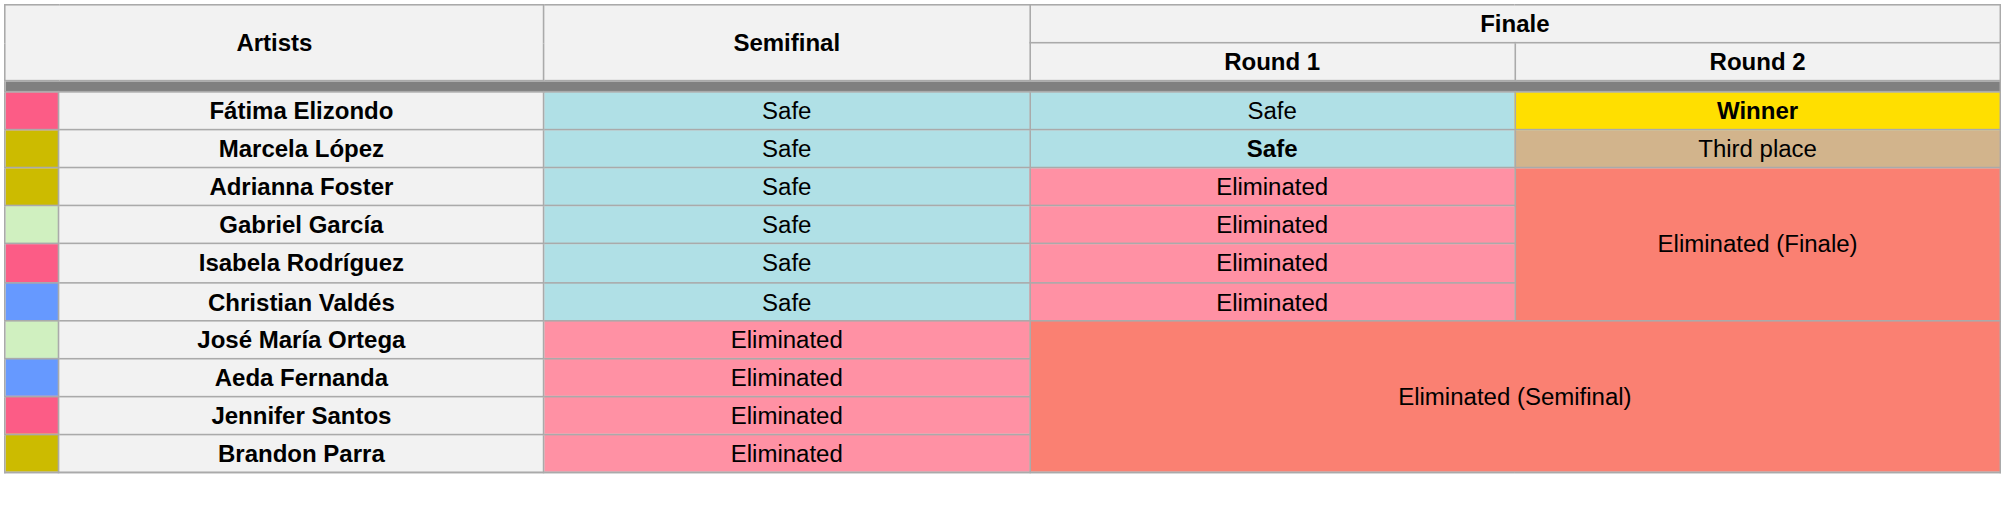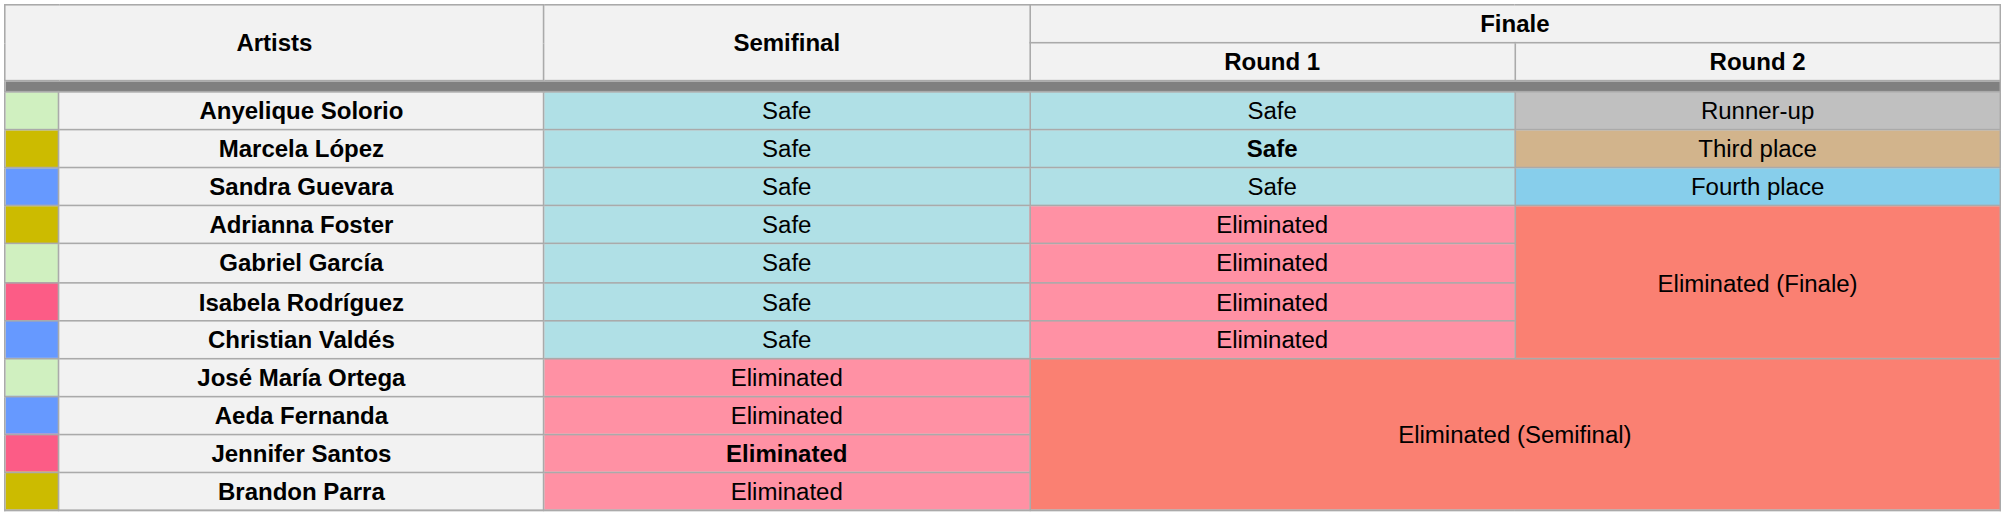- row: (301, 111)
+ row: (301, 111)
+ row: (301, 187)
(787, 415) normal -> (787, 453) bold
